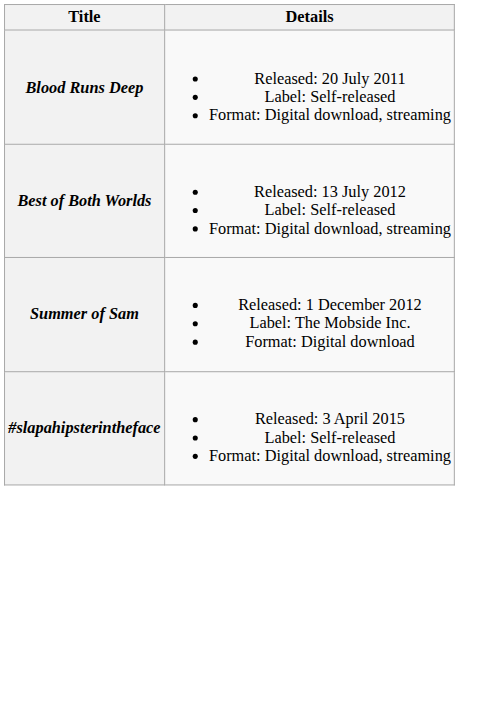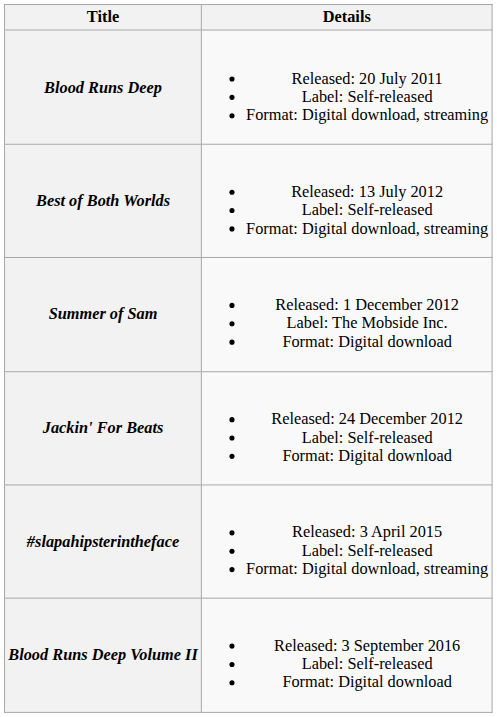+ row: (103, 427)
+ row: (103, 655)
